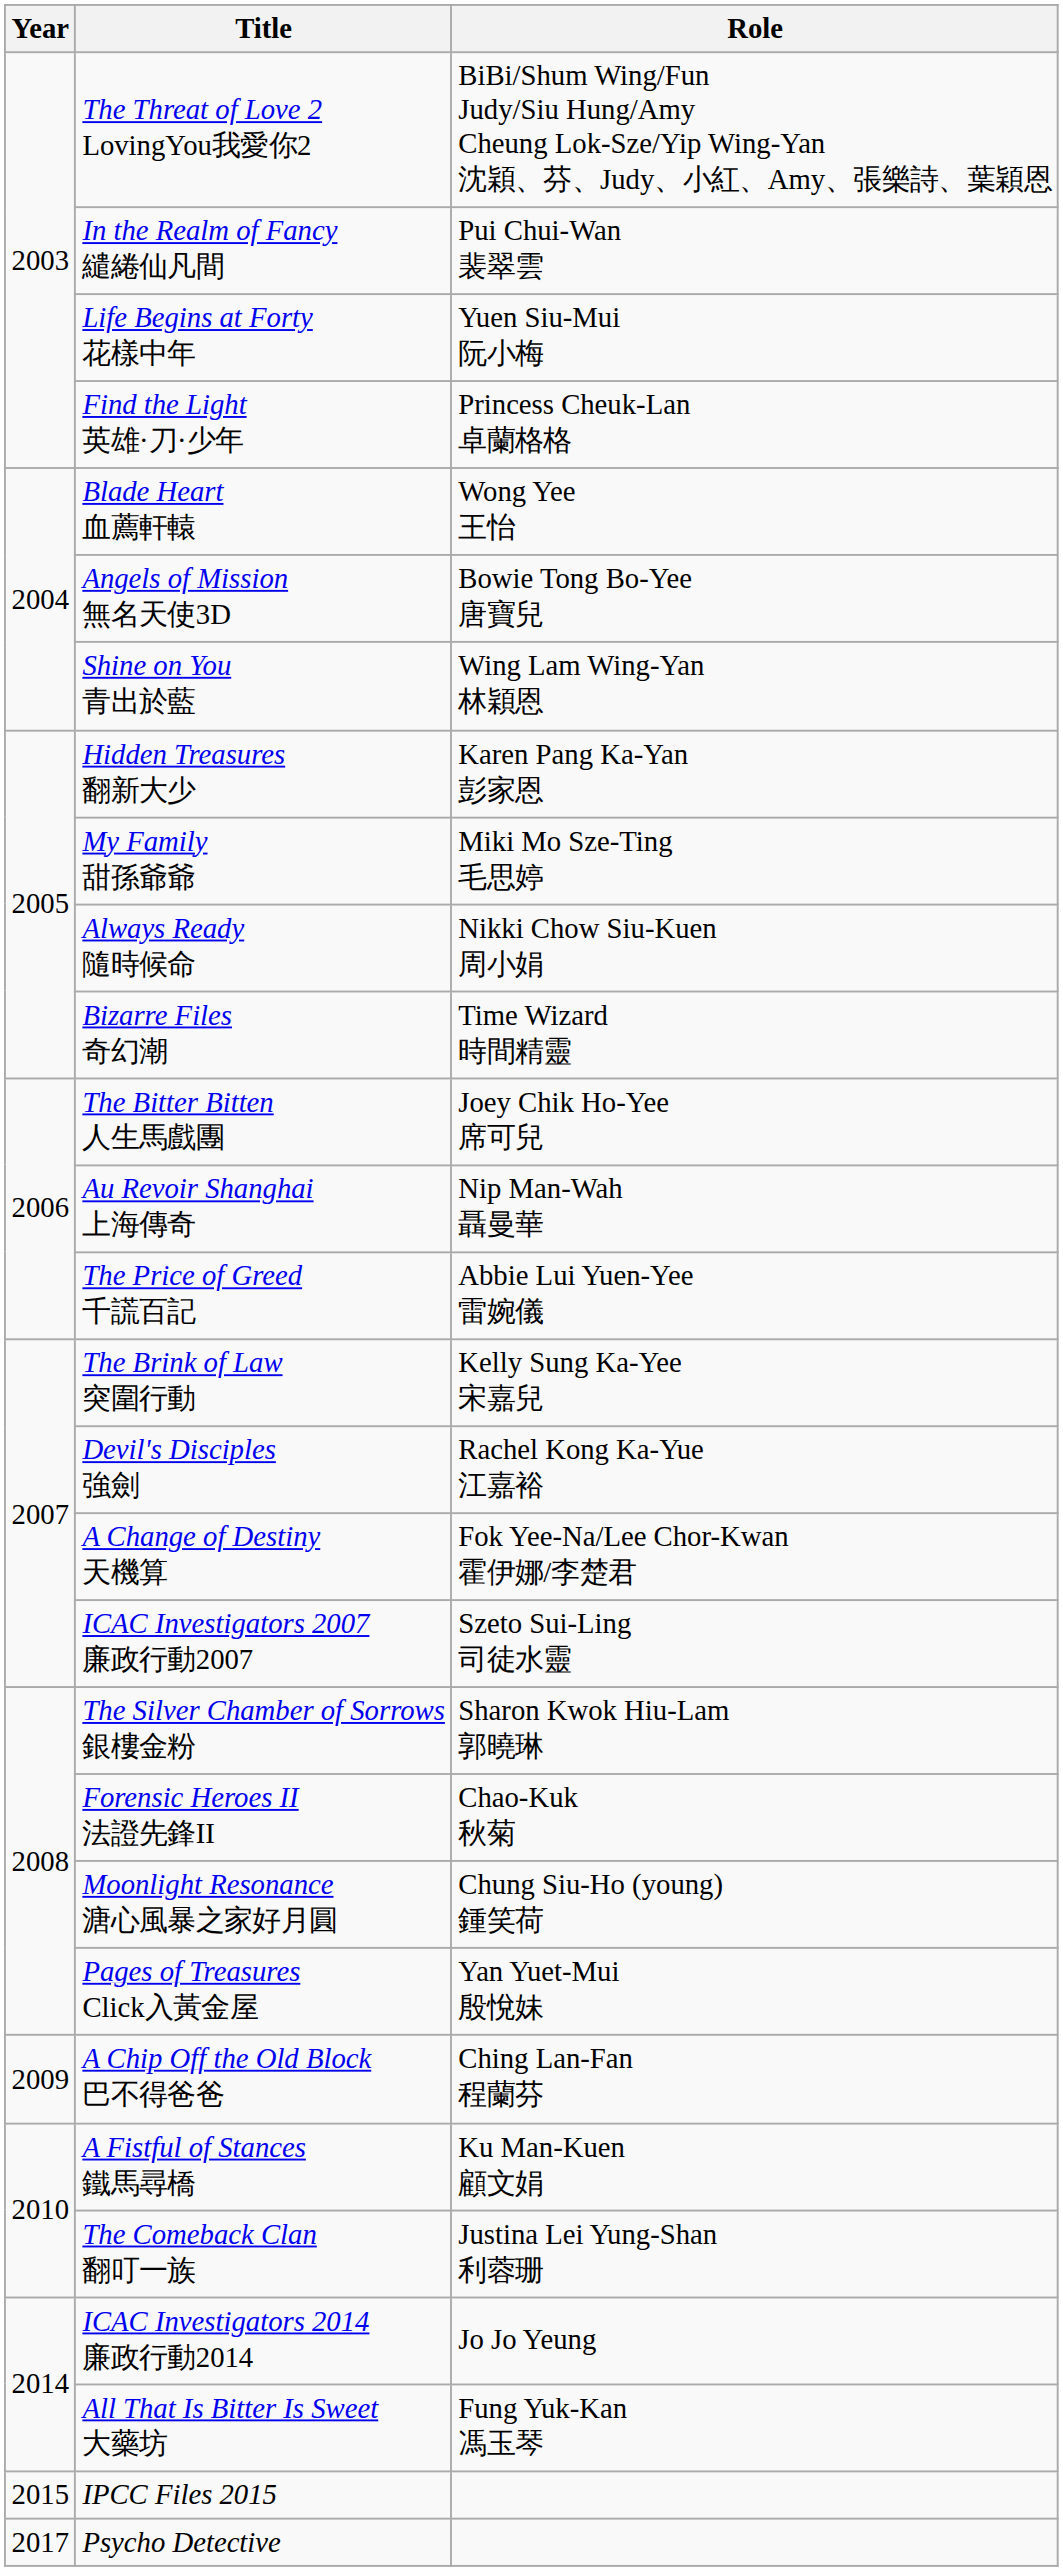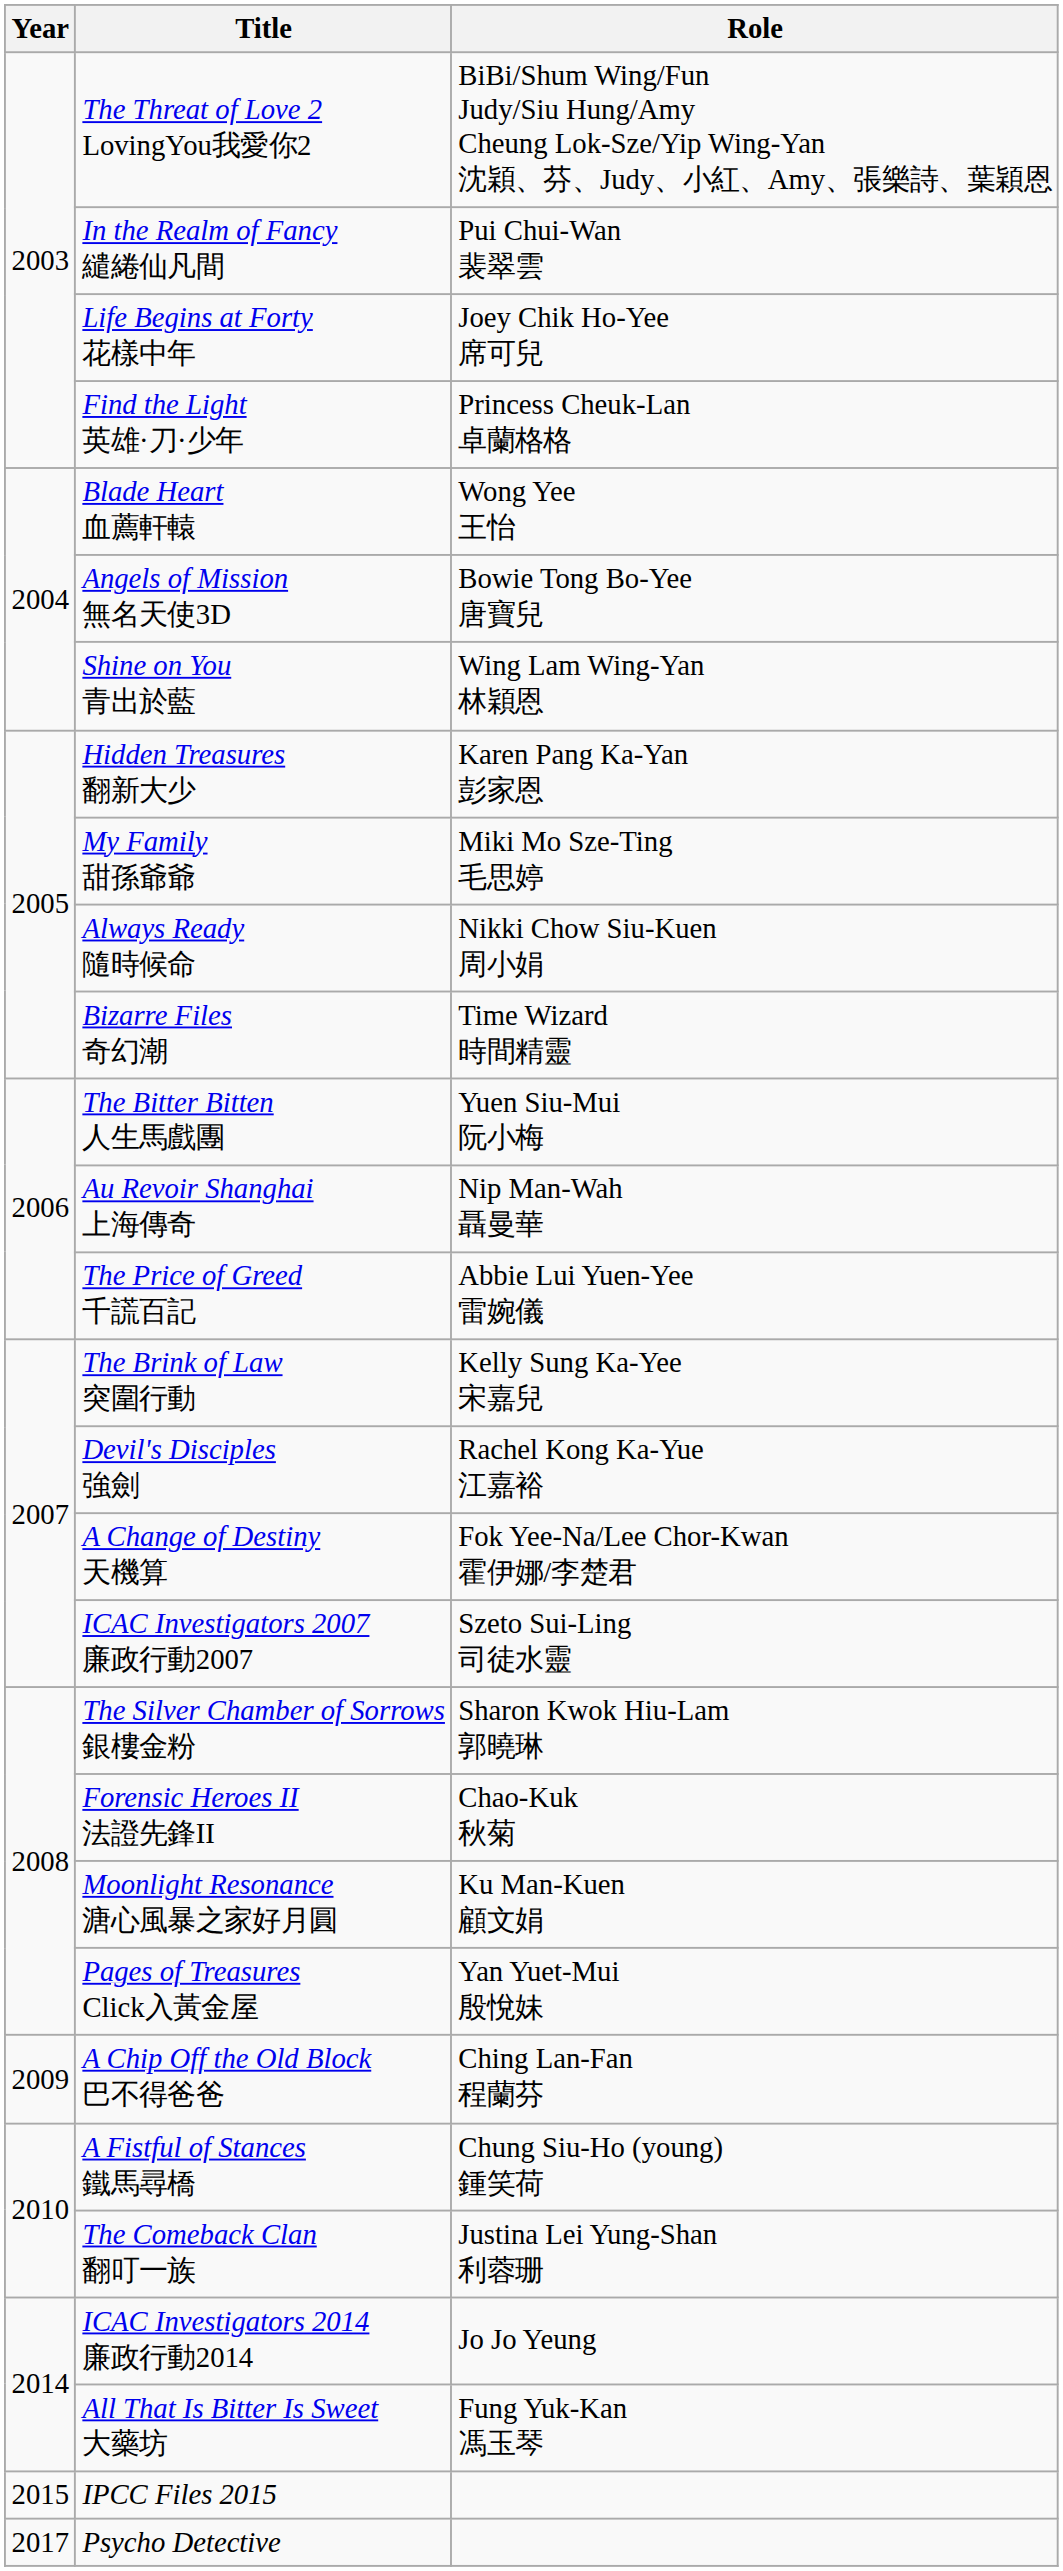(539, 335) Yuen Siu-Mui 阮小梅 -> (564, 335) Joey Chik Ho-Yee 席可兒
(564, 1119) Joey Chik Ho-Yee 席可兒 -> (539, 1119) Yuen Siu-Mui 阮小梅
(591, 1902) Chung Siu-Ho (young) 鍾笑荷 -> (542, 1902) Ku Man-Kuen 顧文娟
(542, 2164) Ku Man-Kuen 顧文娟 -> (591, 2164) Chung Siu-Ho (young) 鍾笑荷
